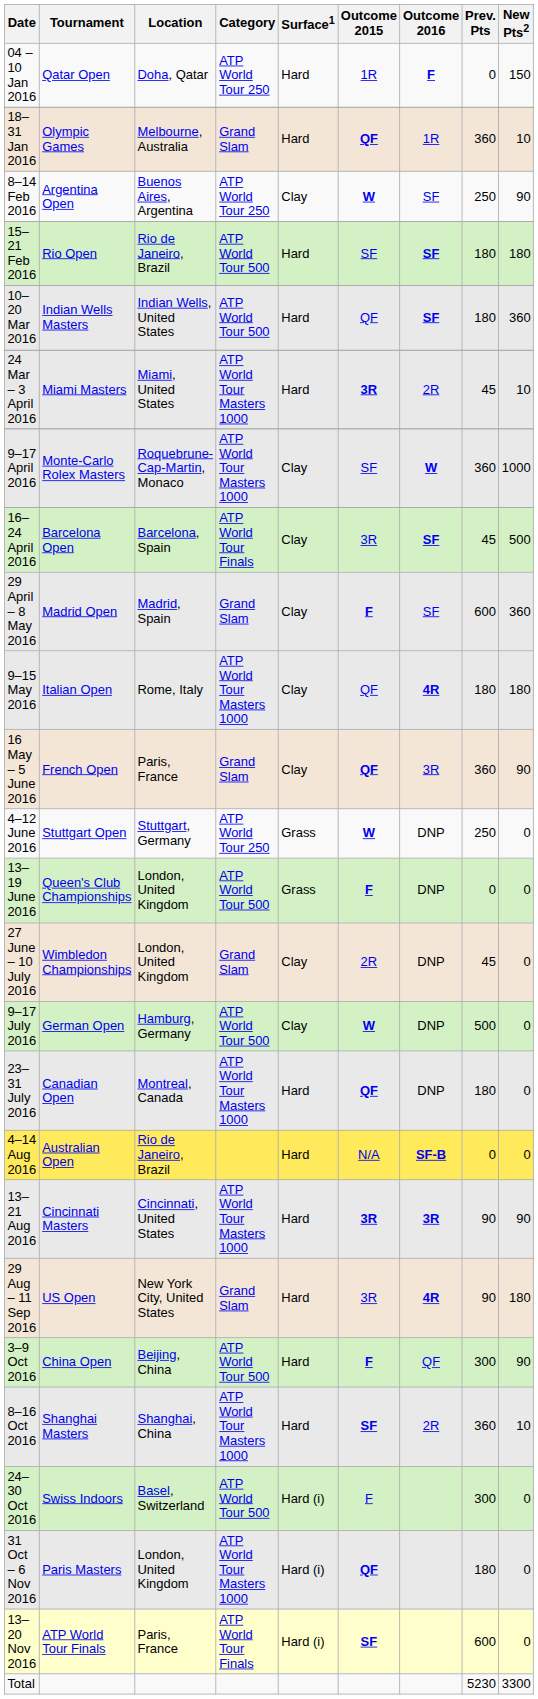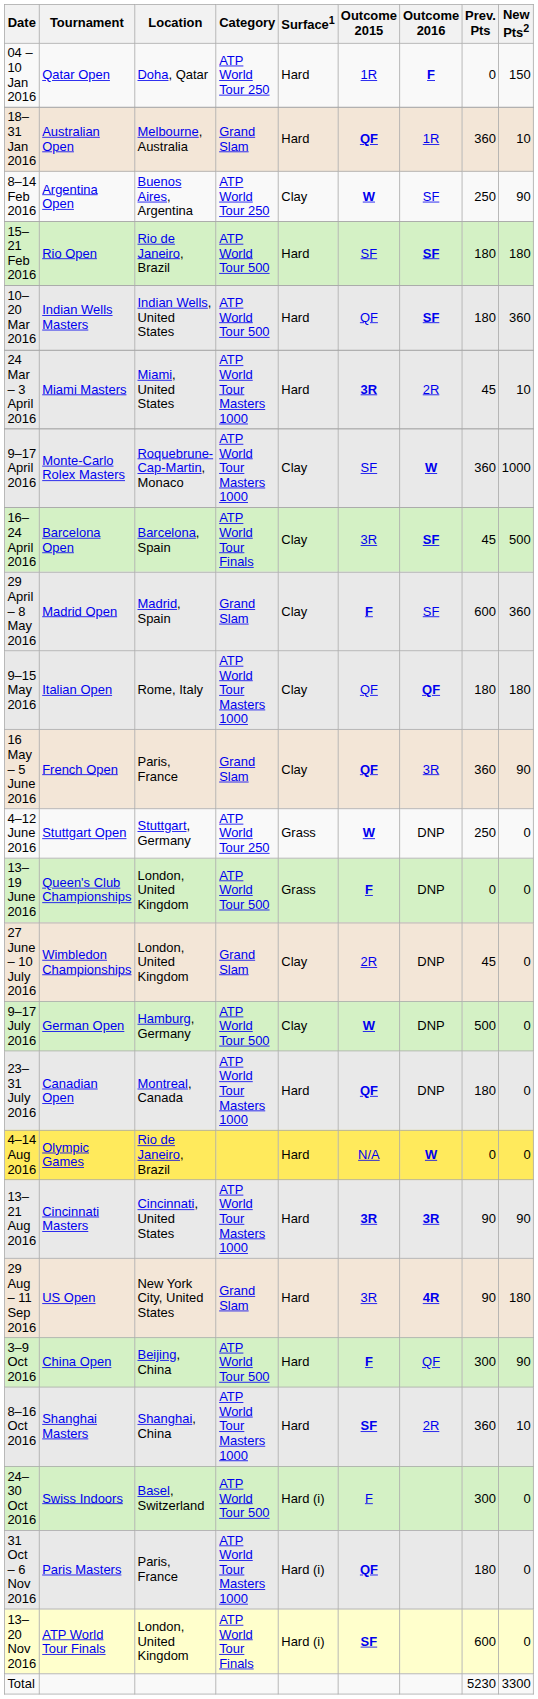(66, 139) Olympic Games -> (71, 139) Australian Open
(431, 690) 4R -> (431, 690) QF
(71, 1155) Australian Open -> (66, 1155) Olympic Games
(431, 1155) SF-B -> (431, 1155) W
(163, 1569) London, United Kingdom -> (158, 1569) Paris, France
(158, 1641) Paris, France -> (163, 1641) London, United Kingdom
